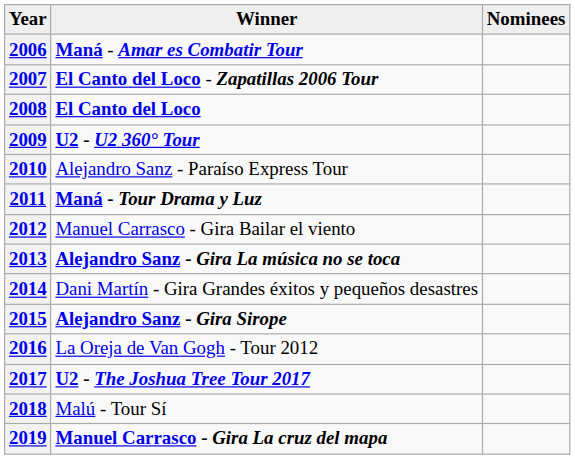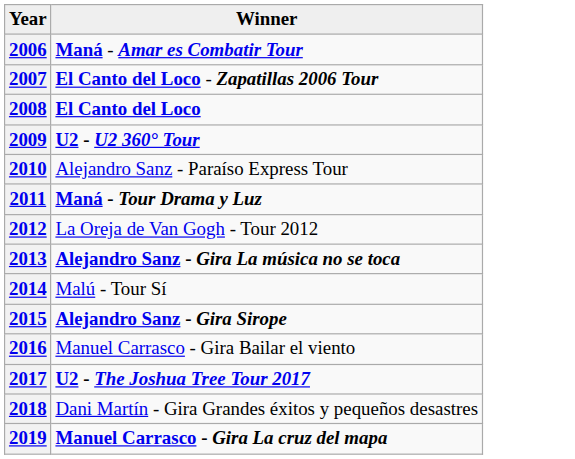- column: (526, 19)
(205, 229) Manuel Carrasco - Gira Bailar el viento -> (187, 229) La Oreja de Van Gogh - Tour 2012
(267, 288) Dani Martín - Gira Grandes éxitos y pequeños desastres -> (111, 288) Malú - Tour Sí
(187, 348) La Oreja de Van Gogh - Tour 2012 -> (205, 348) Manuel Carrasco - Gira Bailar el viento
(111, 408) Malú - Tour Sí -> (267, 408) Dani Martín - Gira Grandes éxitos y pequeños desastres
